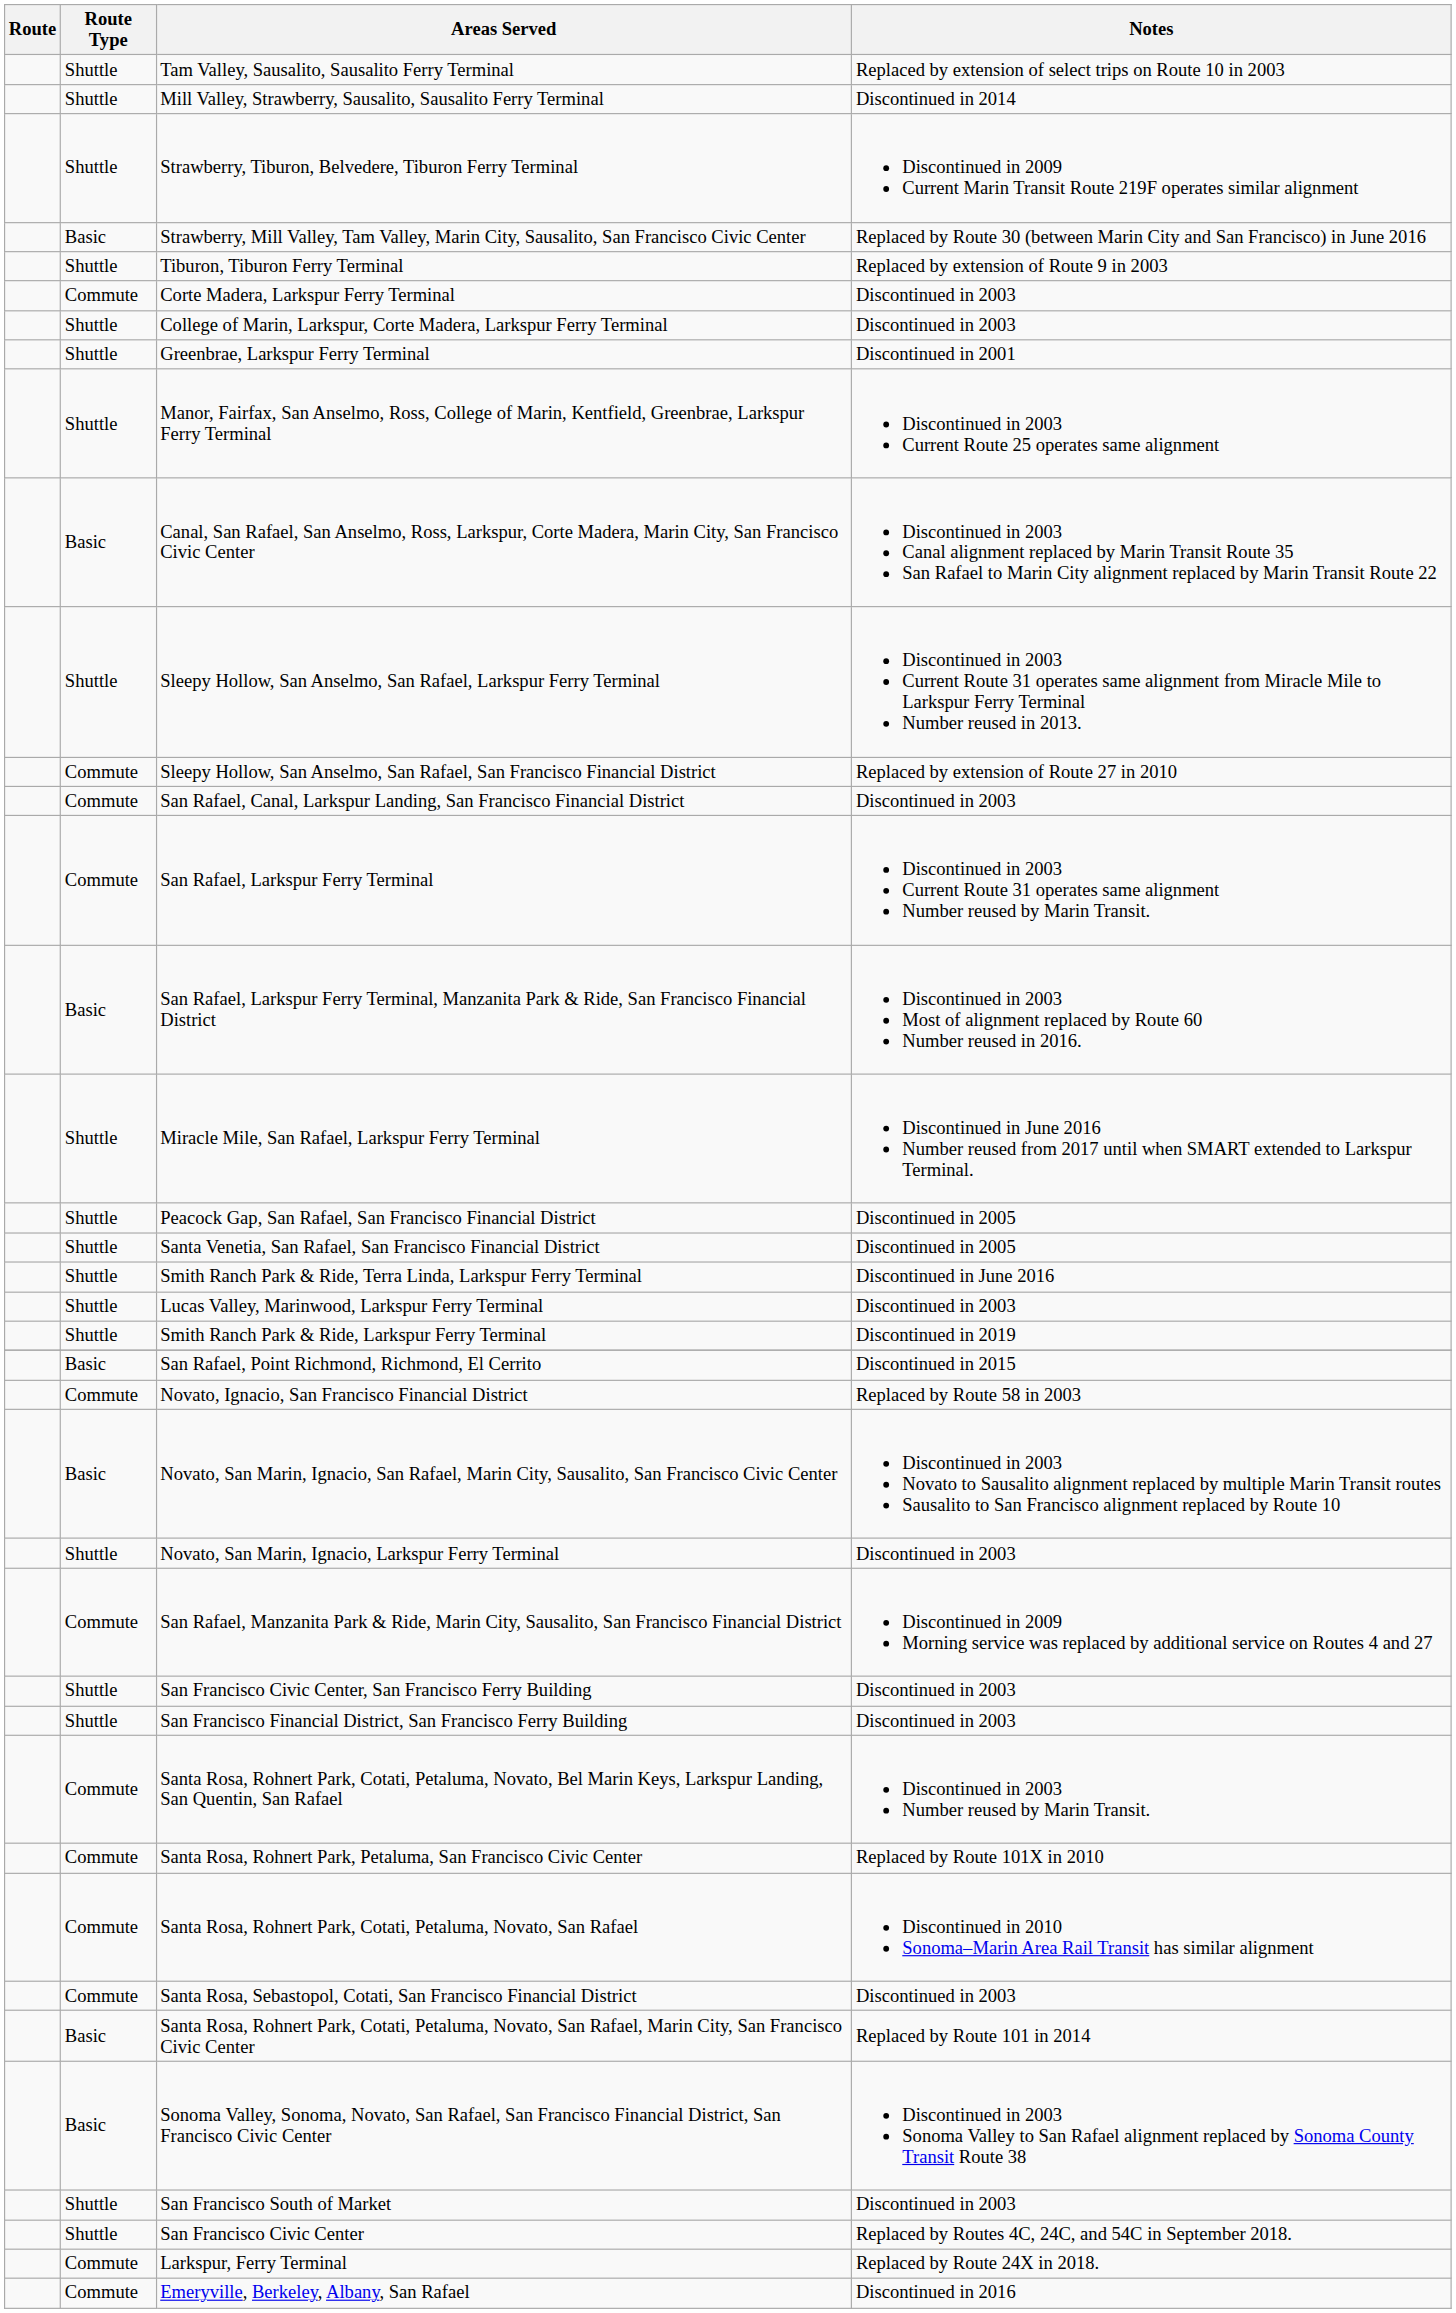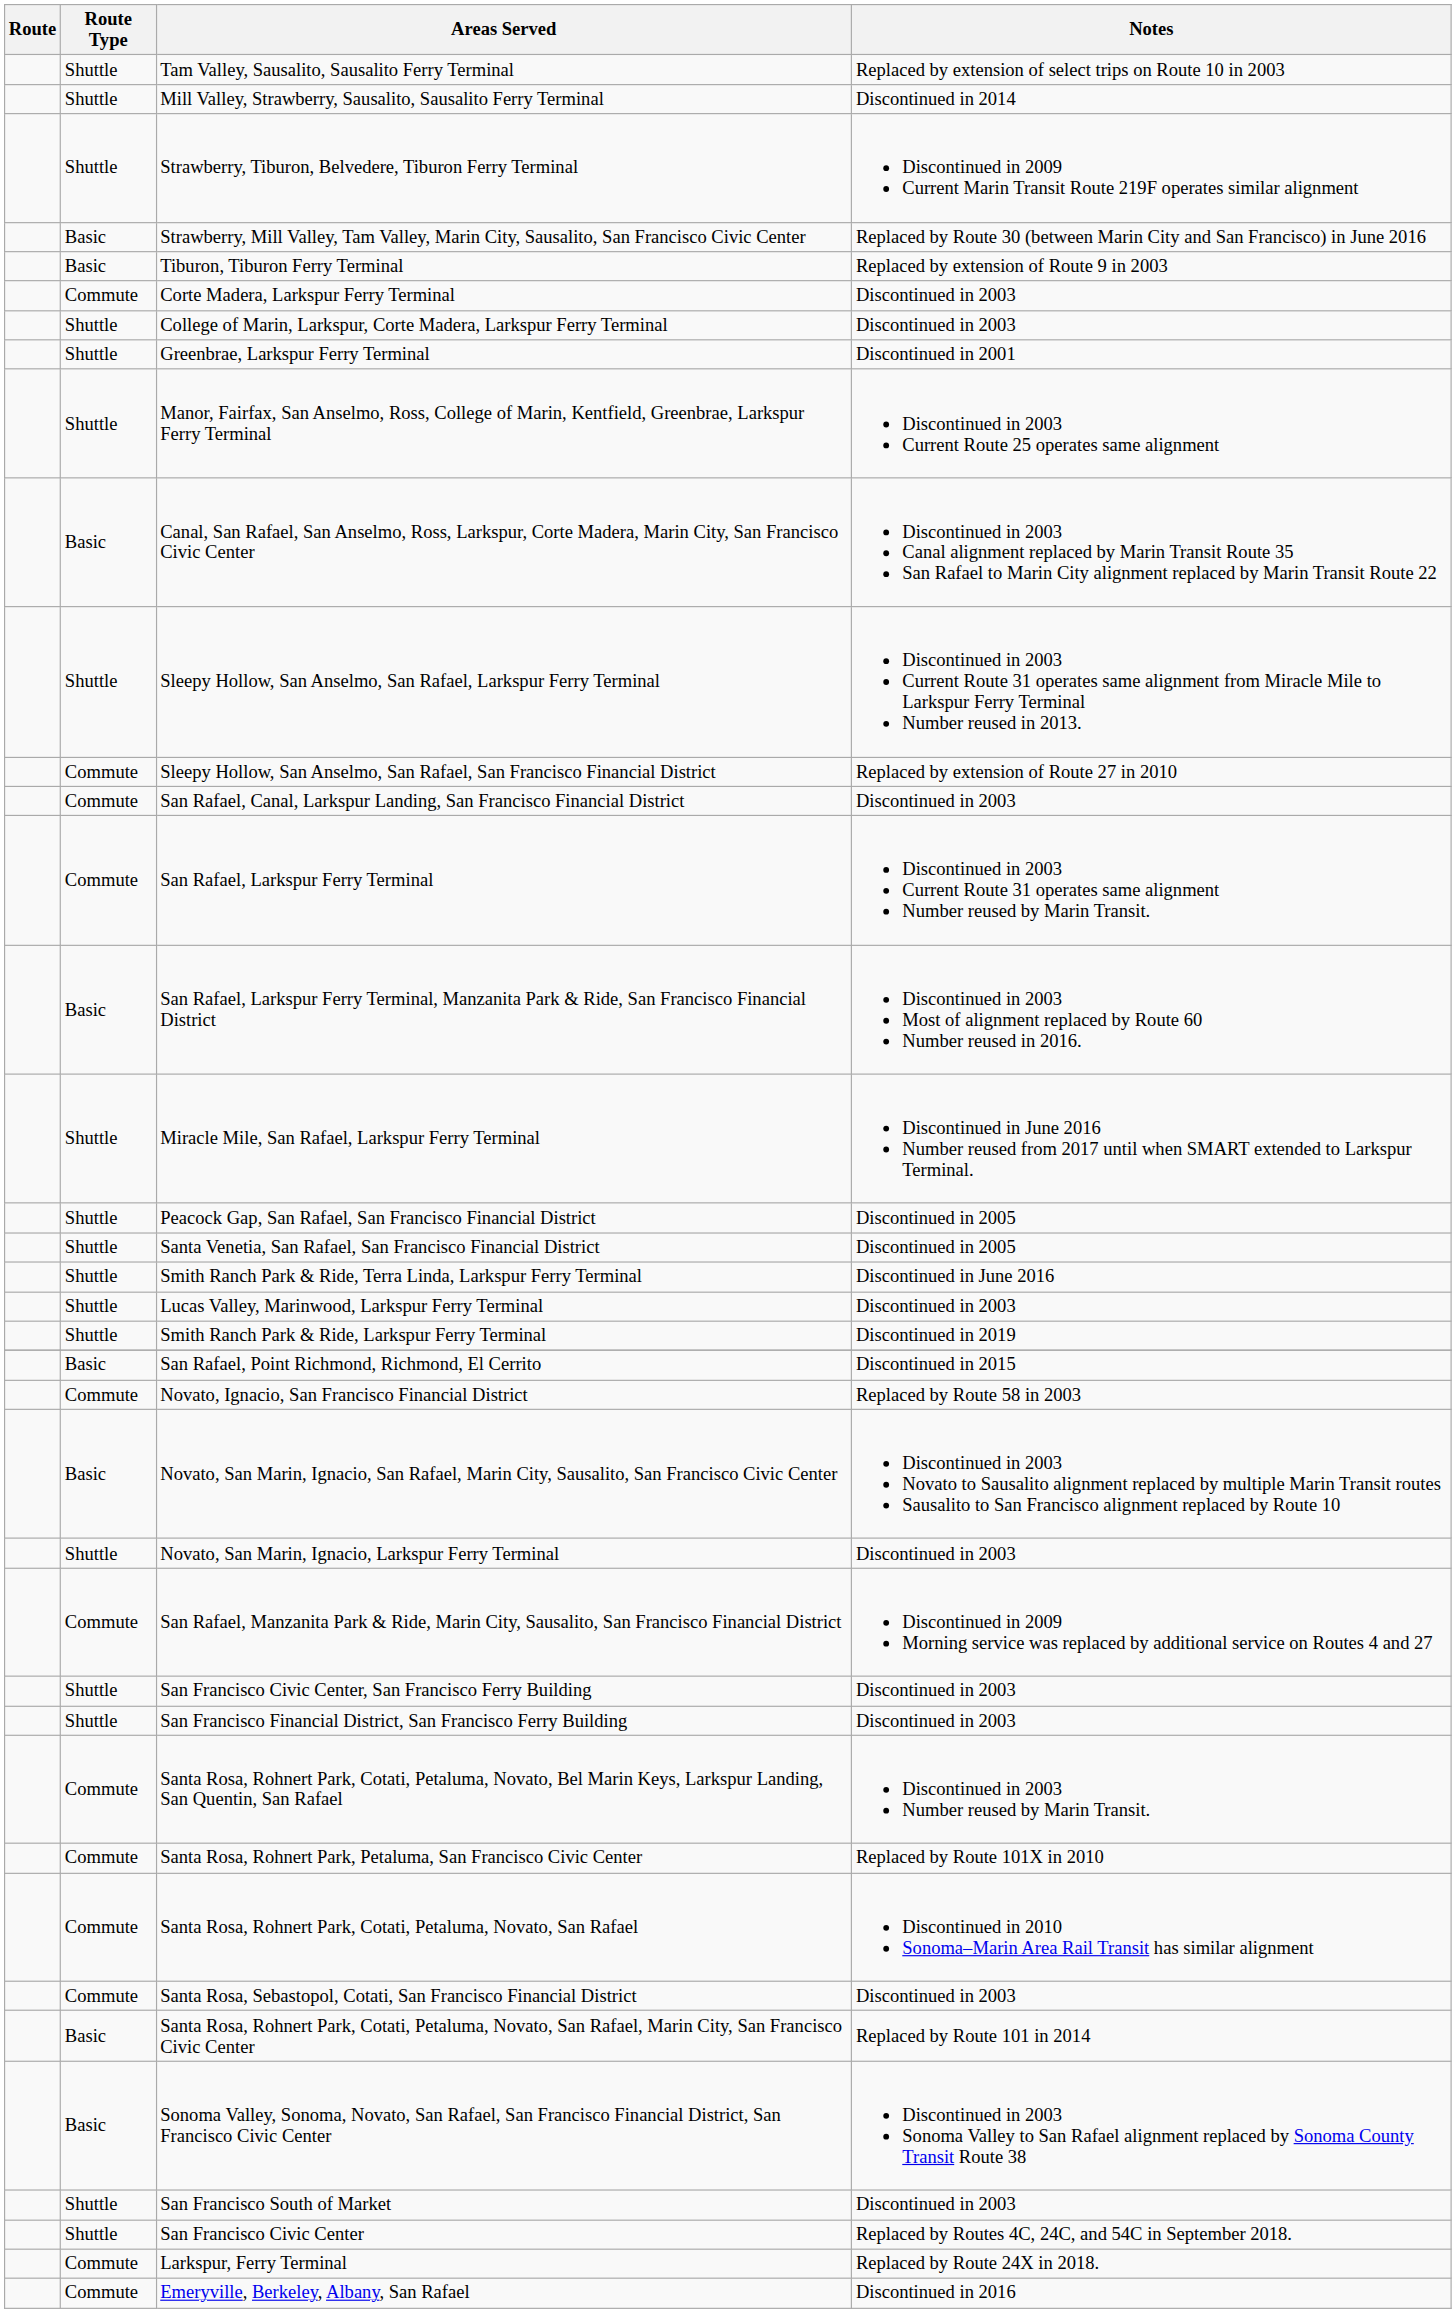(91, 266) Shuttle -> (85, 266) Basic
